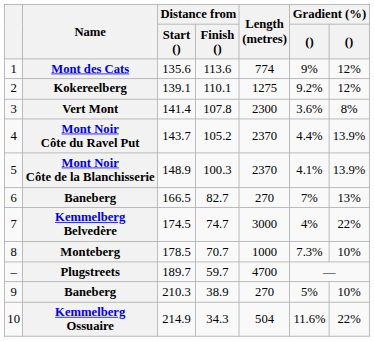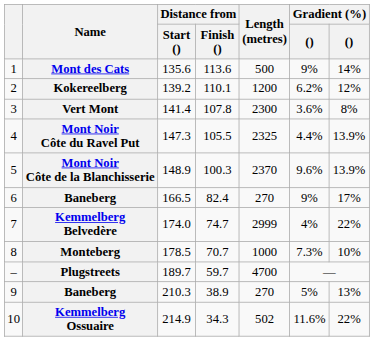(265, 68) 774 -> (265, 68) 500
(349, 68) 12% -> (349, 68) 14%
(177, 88) 139.1 -> (177, 88) 139.2
(265, 88) 1275 -> (265, 88) 1200
(309, 88) 9.2% -> (309, 88) 6.2%
(177, 136) 143.7 -> (177, 136) 147.3
(217, 136) 105.2 -> (217, 136) 105.5
(265, 136) 2370 -> (265, 136) 2325
(309, 170) 4.1% -> (309, 170) 9.6%
(217, 197) 82.7 -> (217, 197) 82.4
(309, 197) 7% -> (309, 197) 9%
(349, 197) 13% -> (349, 197) 17%
(177, 224) 174.5 -> (177, 224) 174.0
(265, 224) 3000 -> (265, 224) 2999
(349, 291) 10% -> (349, 291) 13%
(265, 319) 504 -> (265, 319) 502
